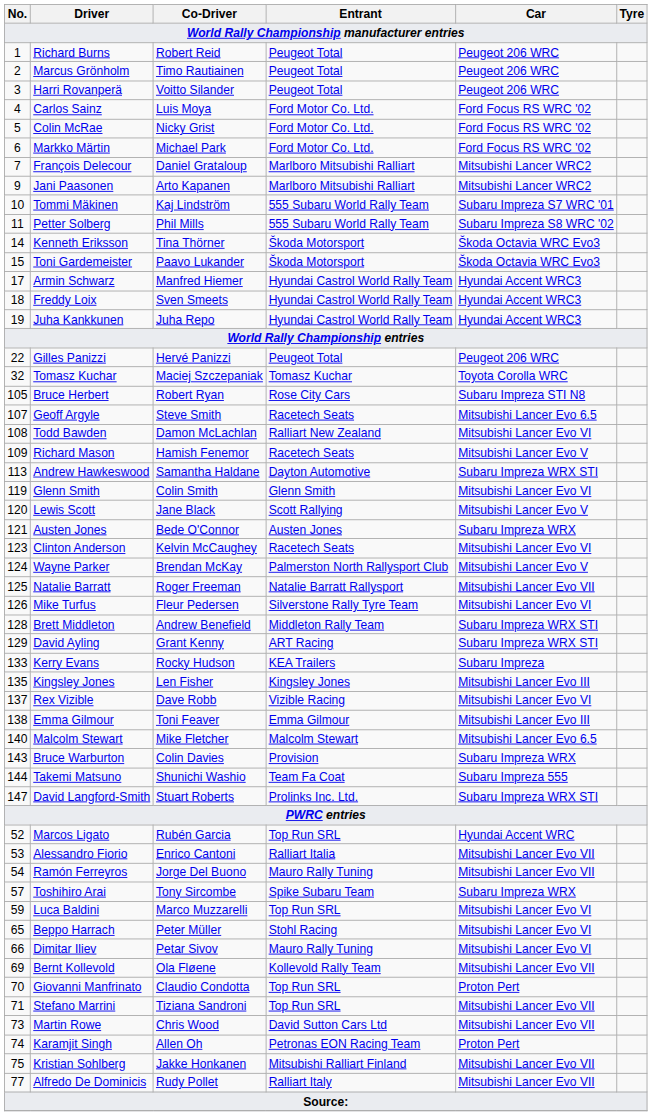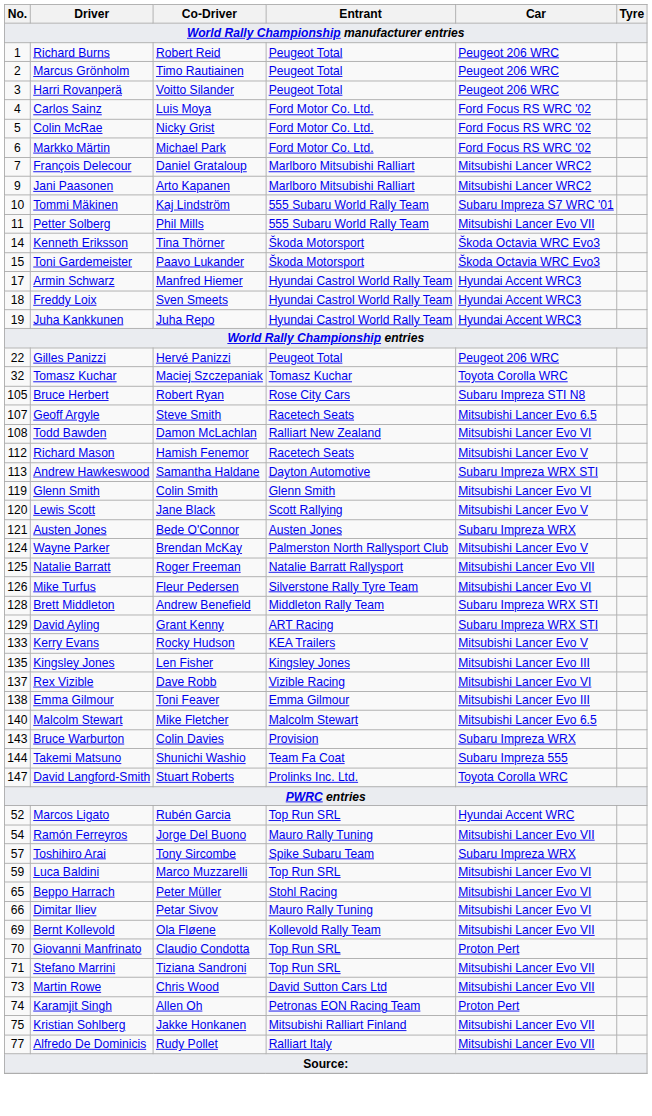(536, 223) Subaru Impreza S8 WRC '02 -> (526, 223) Mitsubishi Lancer Evo VII
(17, 452) 109 -> (17, 452) 112
- row: (79, 548)
(501, 662) Subaru Impreza -> (523, 643) Mitsubishi Lancer Evo V
(528, 796) Subaru Impreza WRX STI -> (513, 777) Toyota Corolla WRC
- row: (80, 853)
